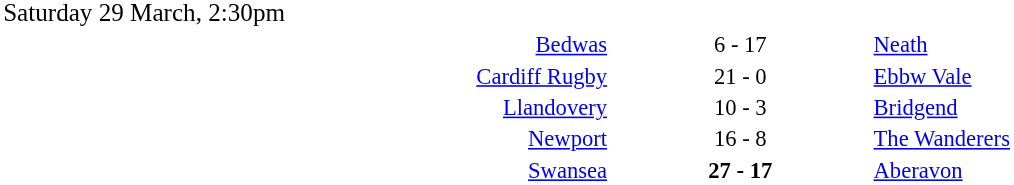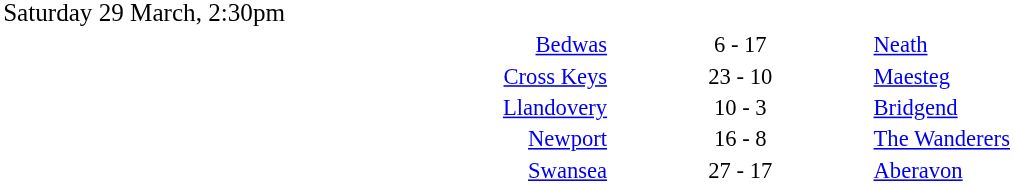- row: (542, 76)
+ row: (555, 76)
(740, 170) bold -> (740, 170) normal
